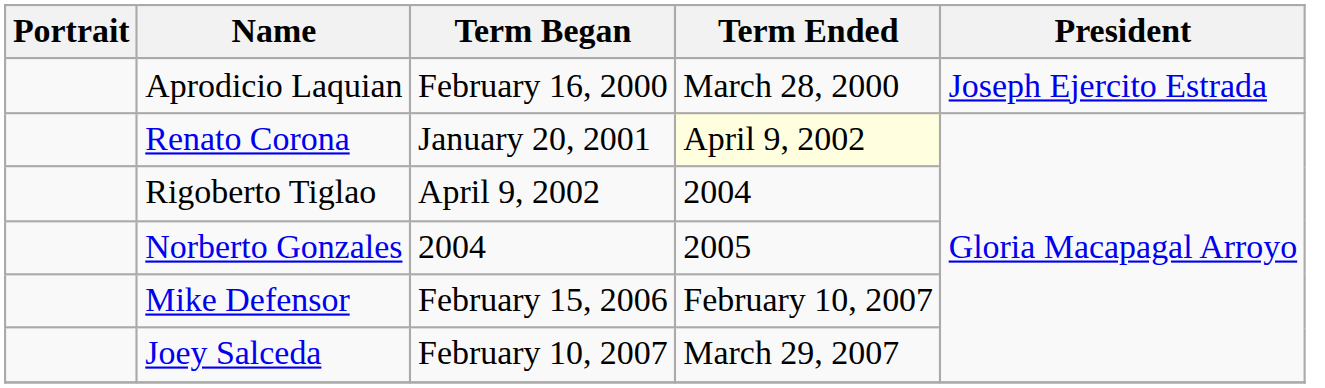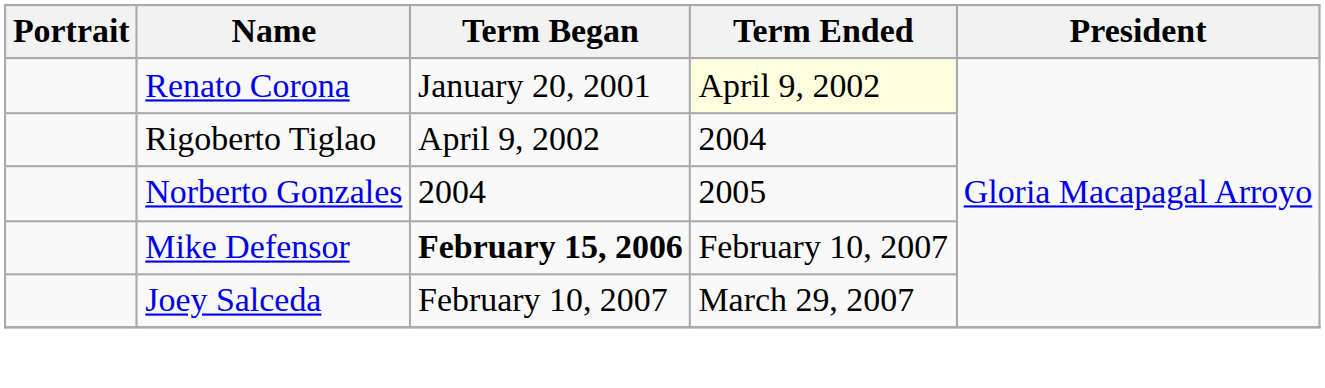- row: (274, 85)
(543, 300) normal -> (550, 246) bold
